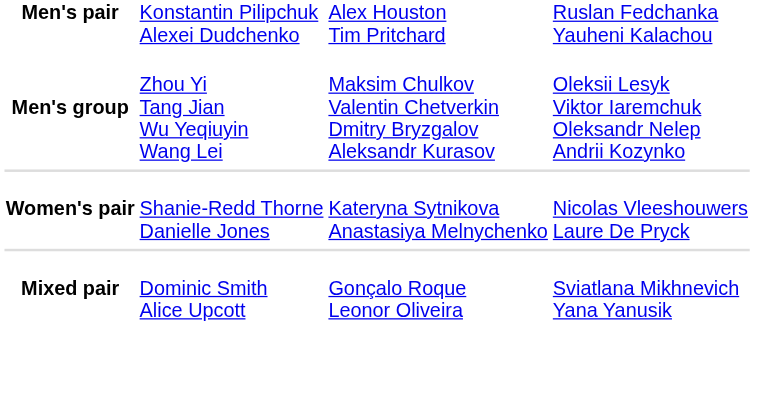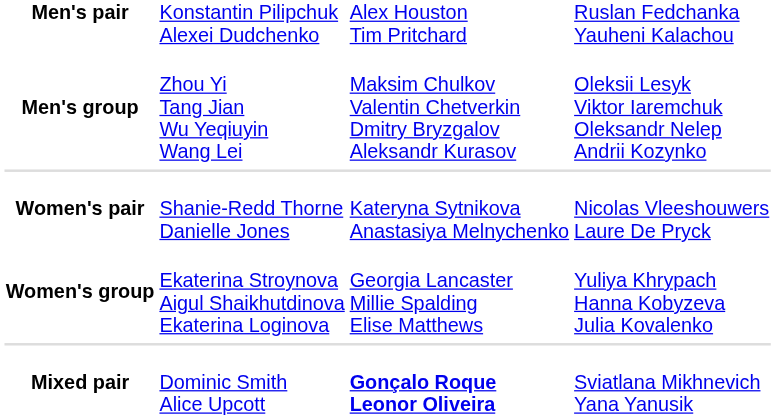+ row: (80, 292)
(397, 299) normal -> (423, 393) bold
